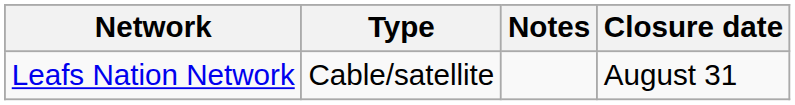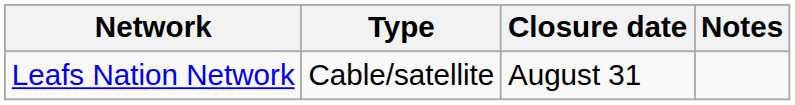columns swapped: (693, 27) <-> (549, 27)
